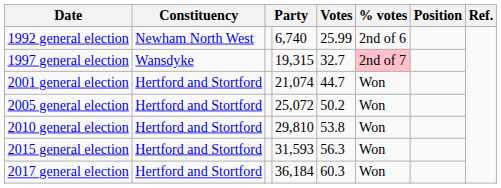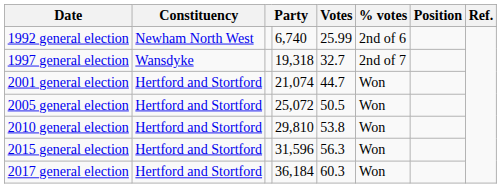(294, 60) 19,315 -> (294, 60) 19,318
(383, 60) pink background -> (383, 60) no background
(333, 104) 50.2 -> (333, 104) 50.5
(294, 149) 31,593 -> (294, 149) 31,596
